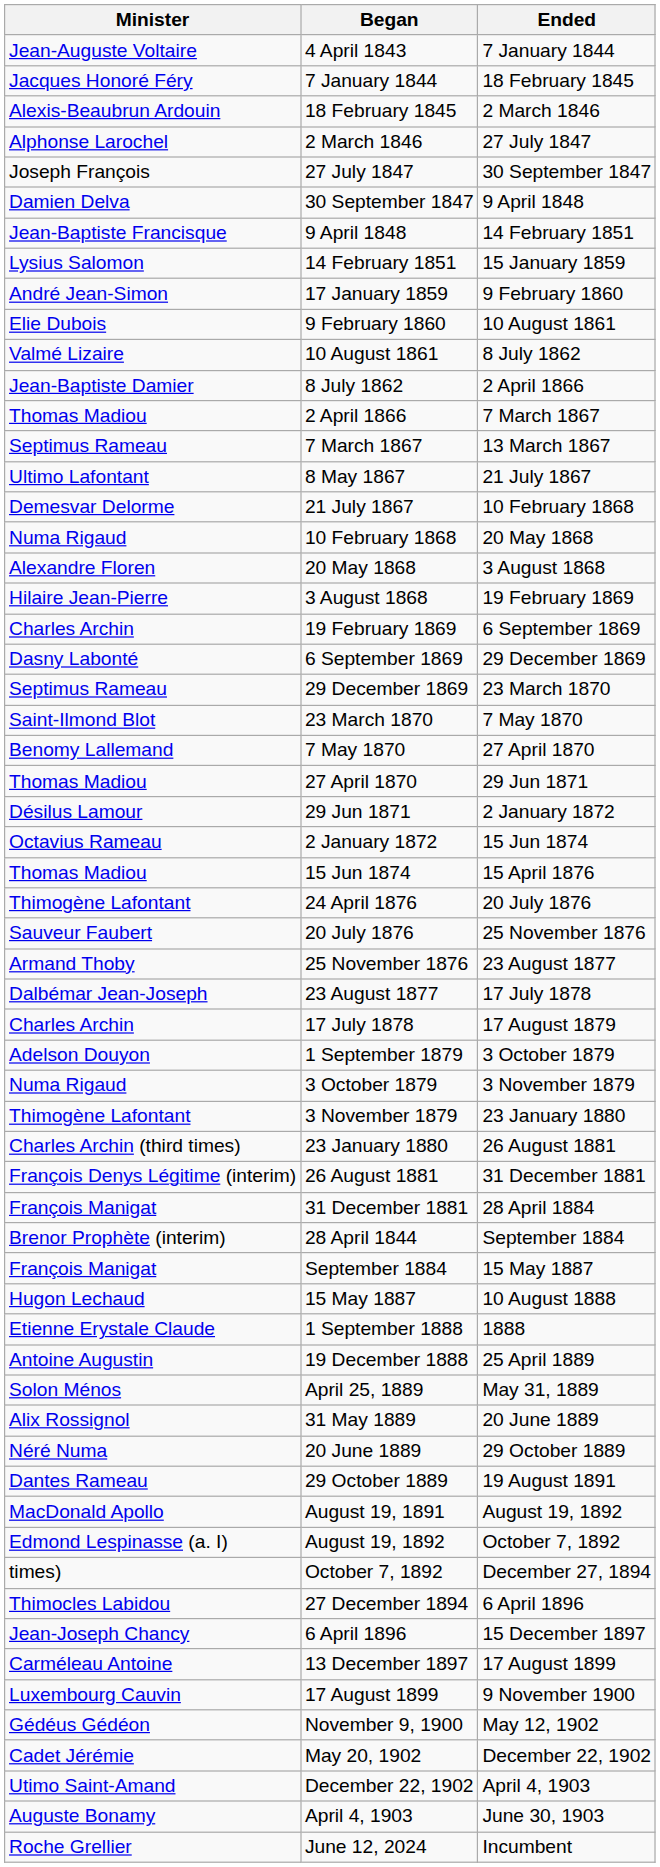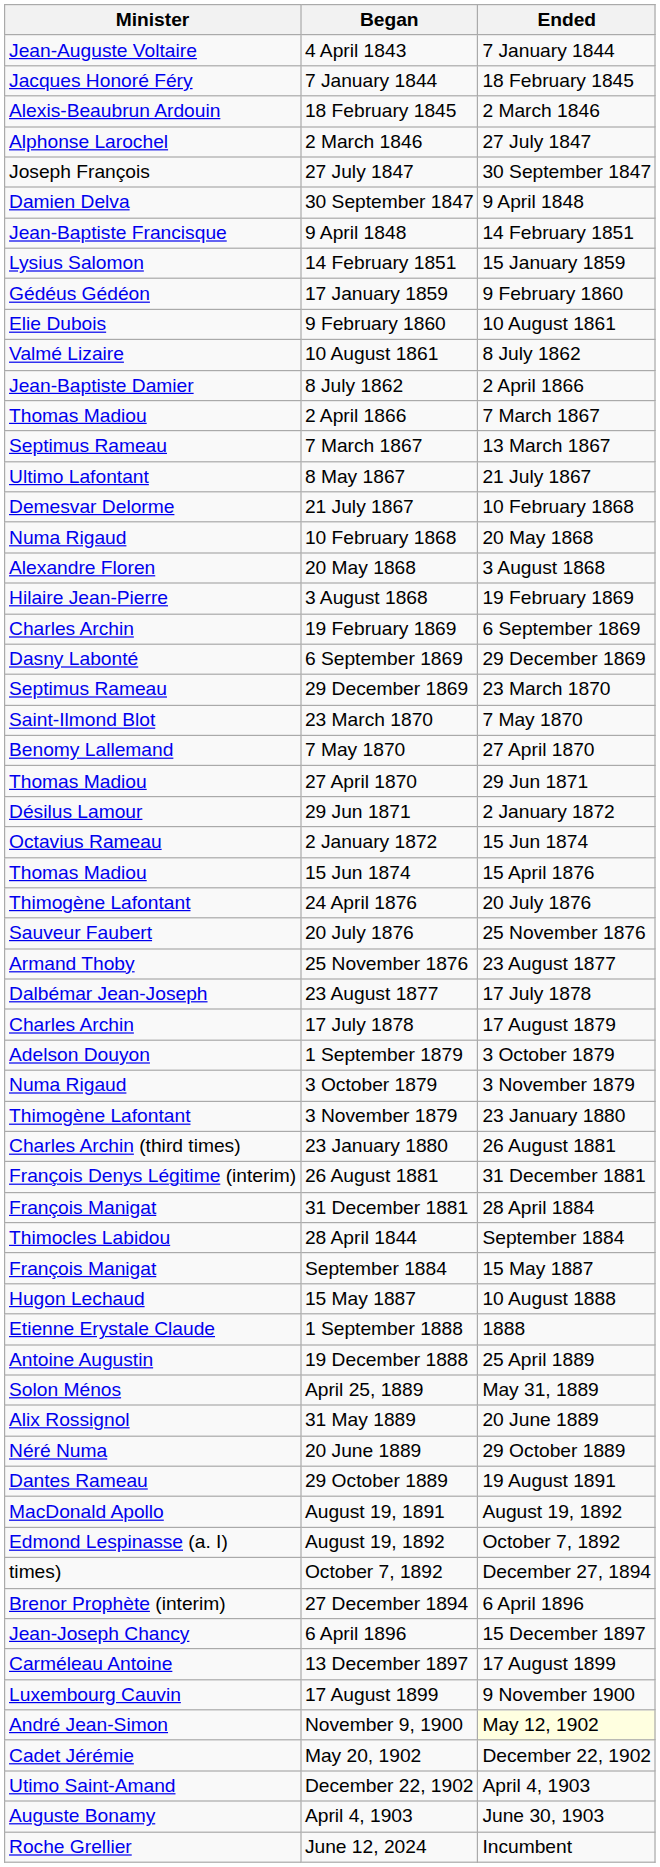(89, 293) André Jean-Simon -> (79, 293) Gédéus Gédéon
(117, 1237) Brenor Prophète (interim) -> (90, 1237) Thimocles Labidou
(90, 1603) Thimocles Labidou -> (117, 1603) Brenor Prophète (interim)
(79, 1724) Gédéus Gédéon -> (89, 1724) André Jean-Simon
(541, 1724) no background -> (541, 1724) lightyellow background
